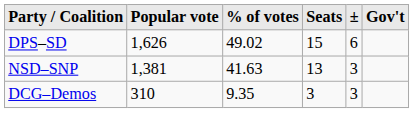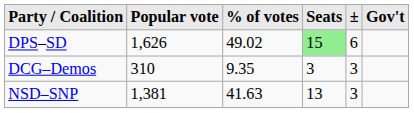(314, 42) no background -> (314, 42) lightgreen background
rows swapped: (43, 68) <-> (52, 94)
